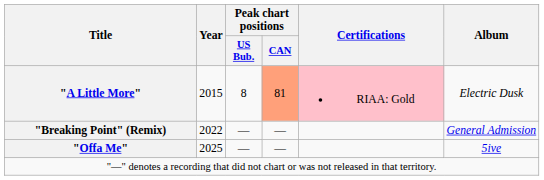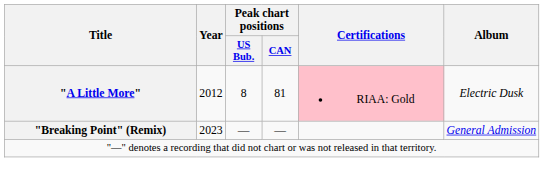(211, 93) 2015 -> (211, 93) 2012
(280, 93) lightsalmon background -> (280, 93) no background
(211, 130) 2022 -> (211, 130) 2023
- row: (100, 148)
